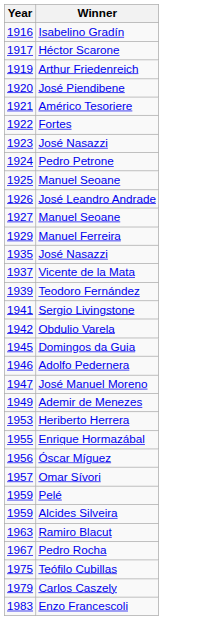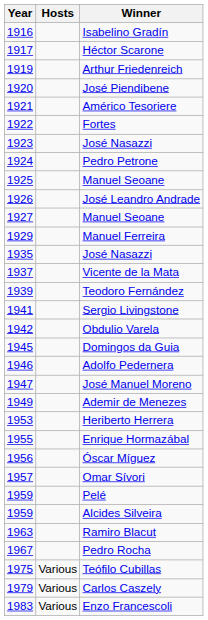+ column: (58, 13)
